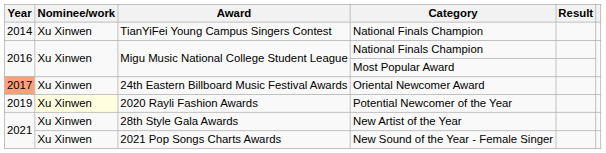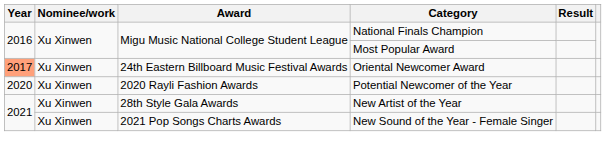- row: (226, 31)
(20, 103) 2019 -> (20, 85) 2020
(65, 103) lightyellow background -> (65, 85) no background
